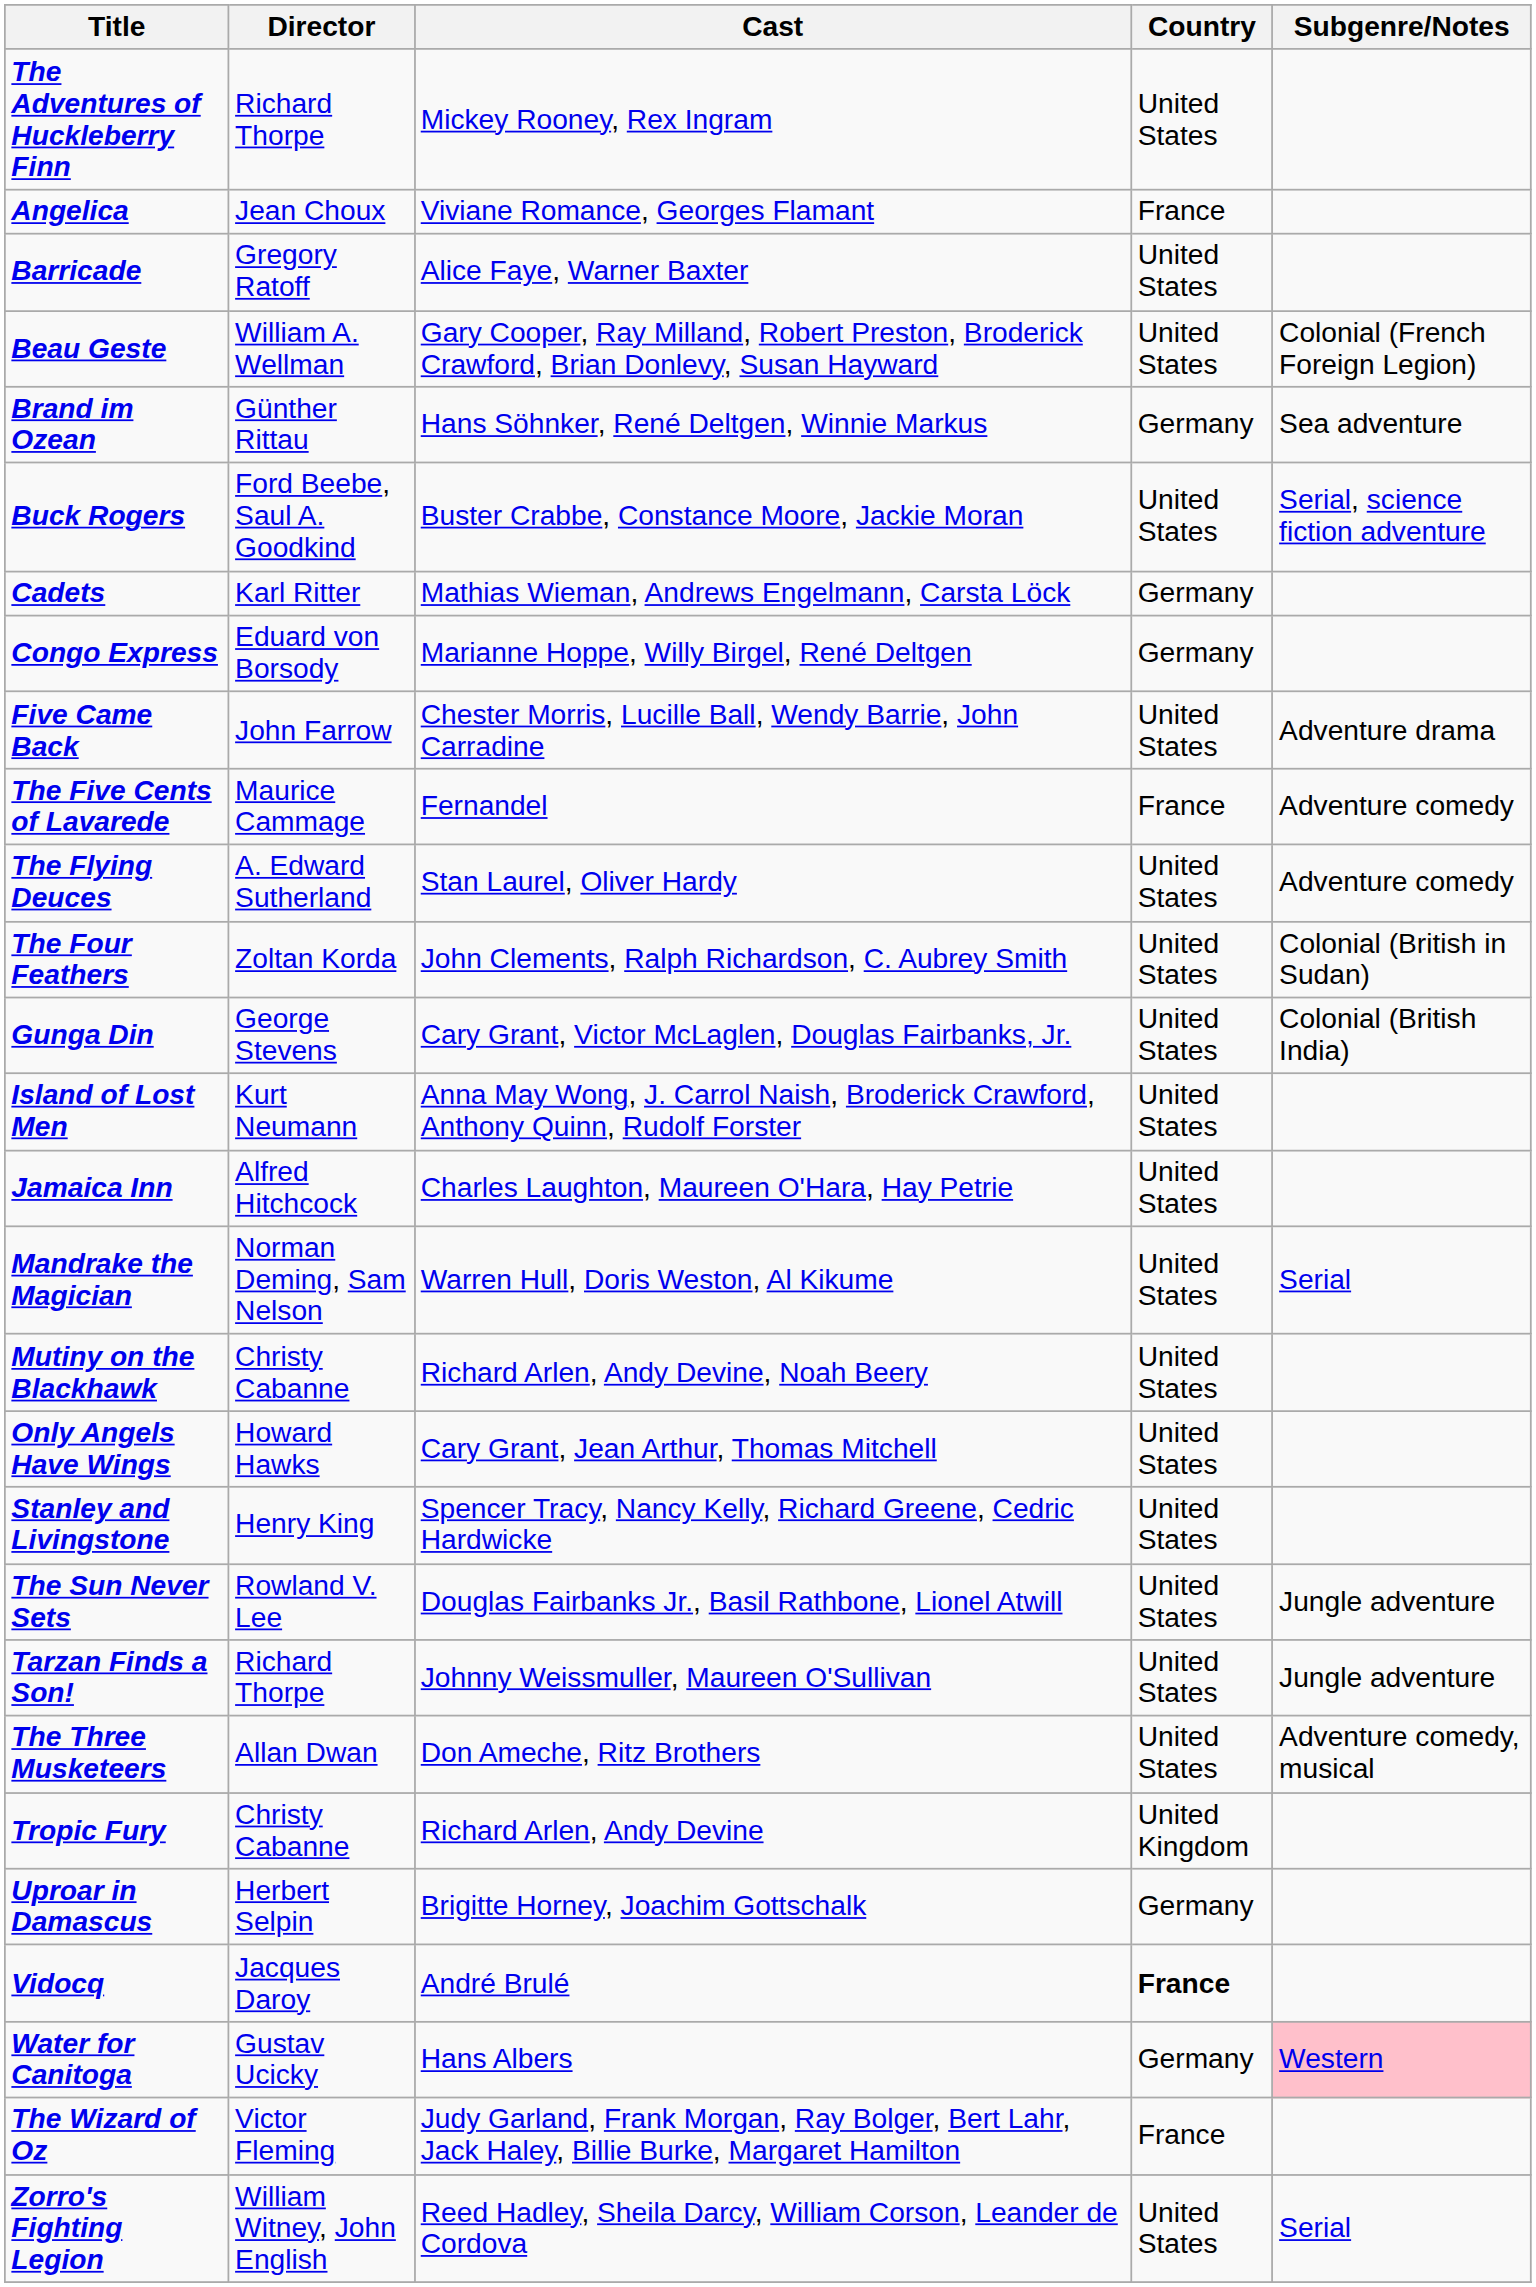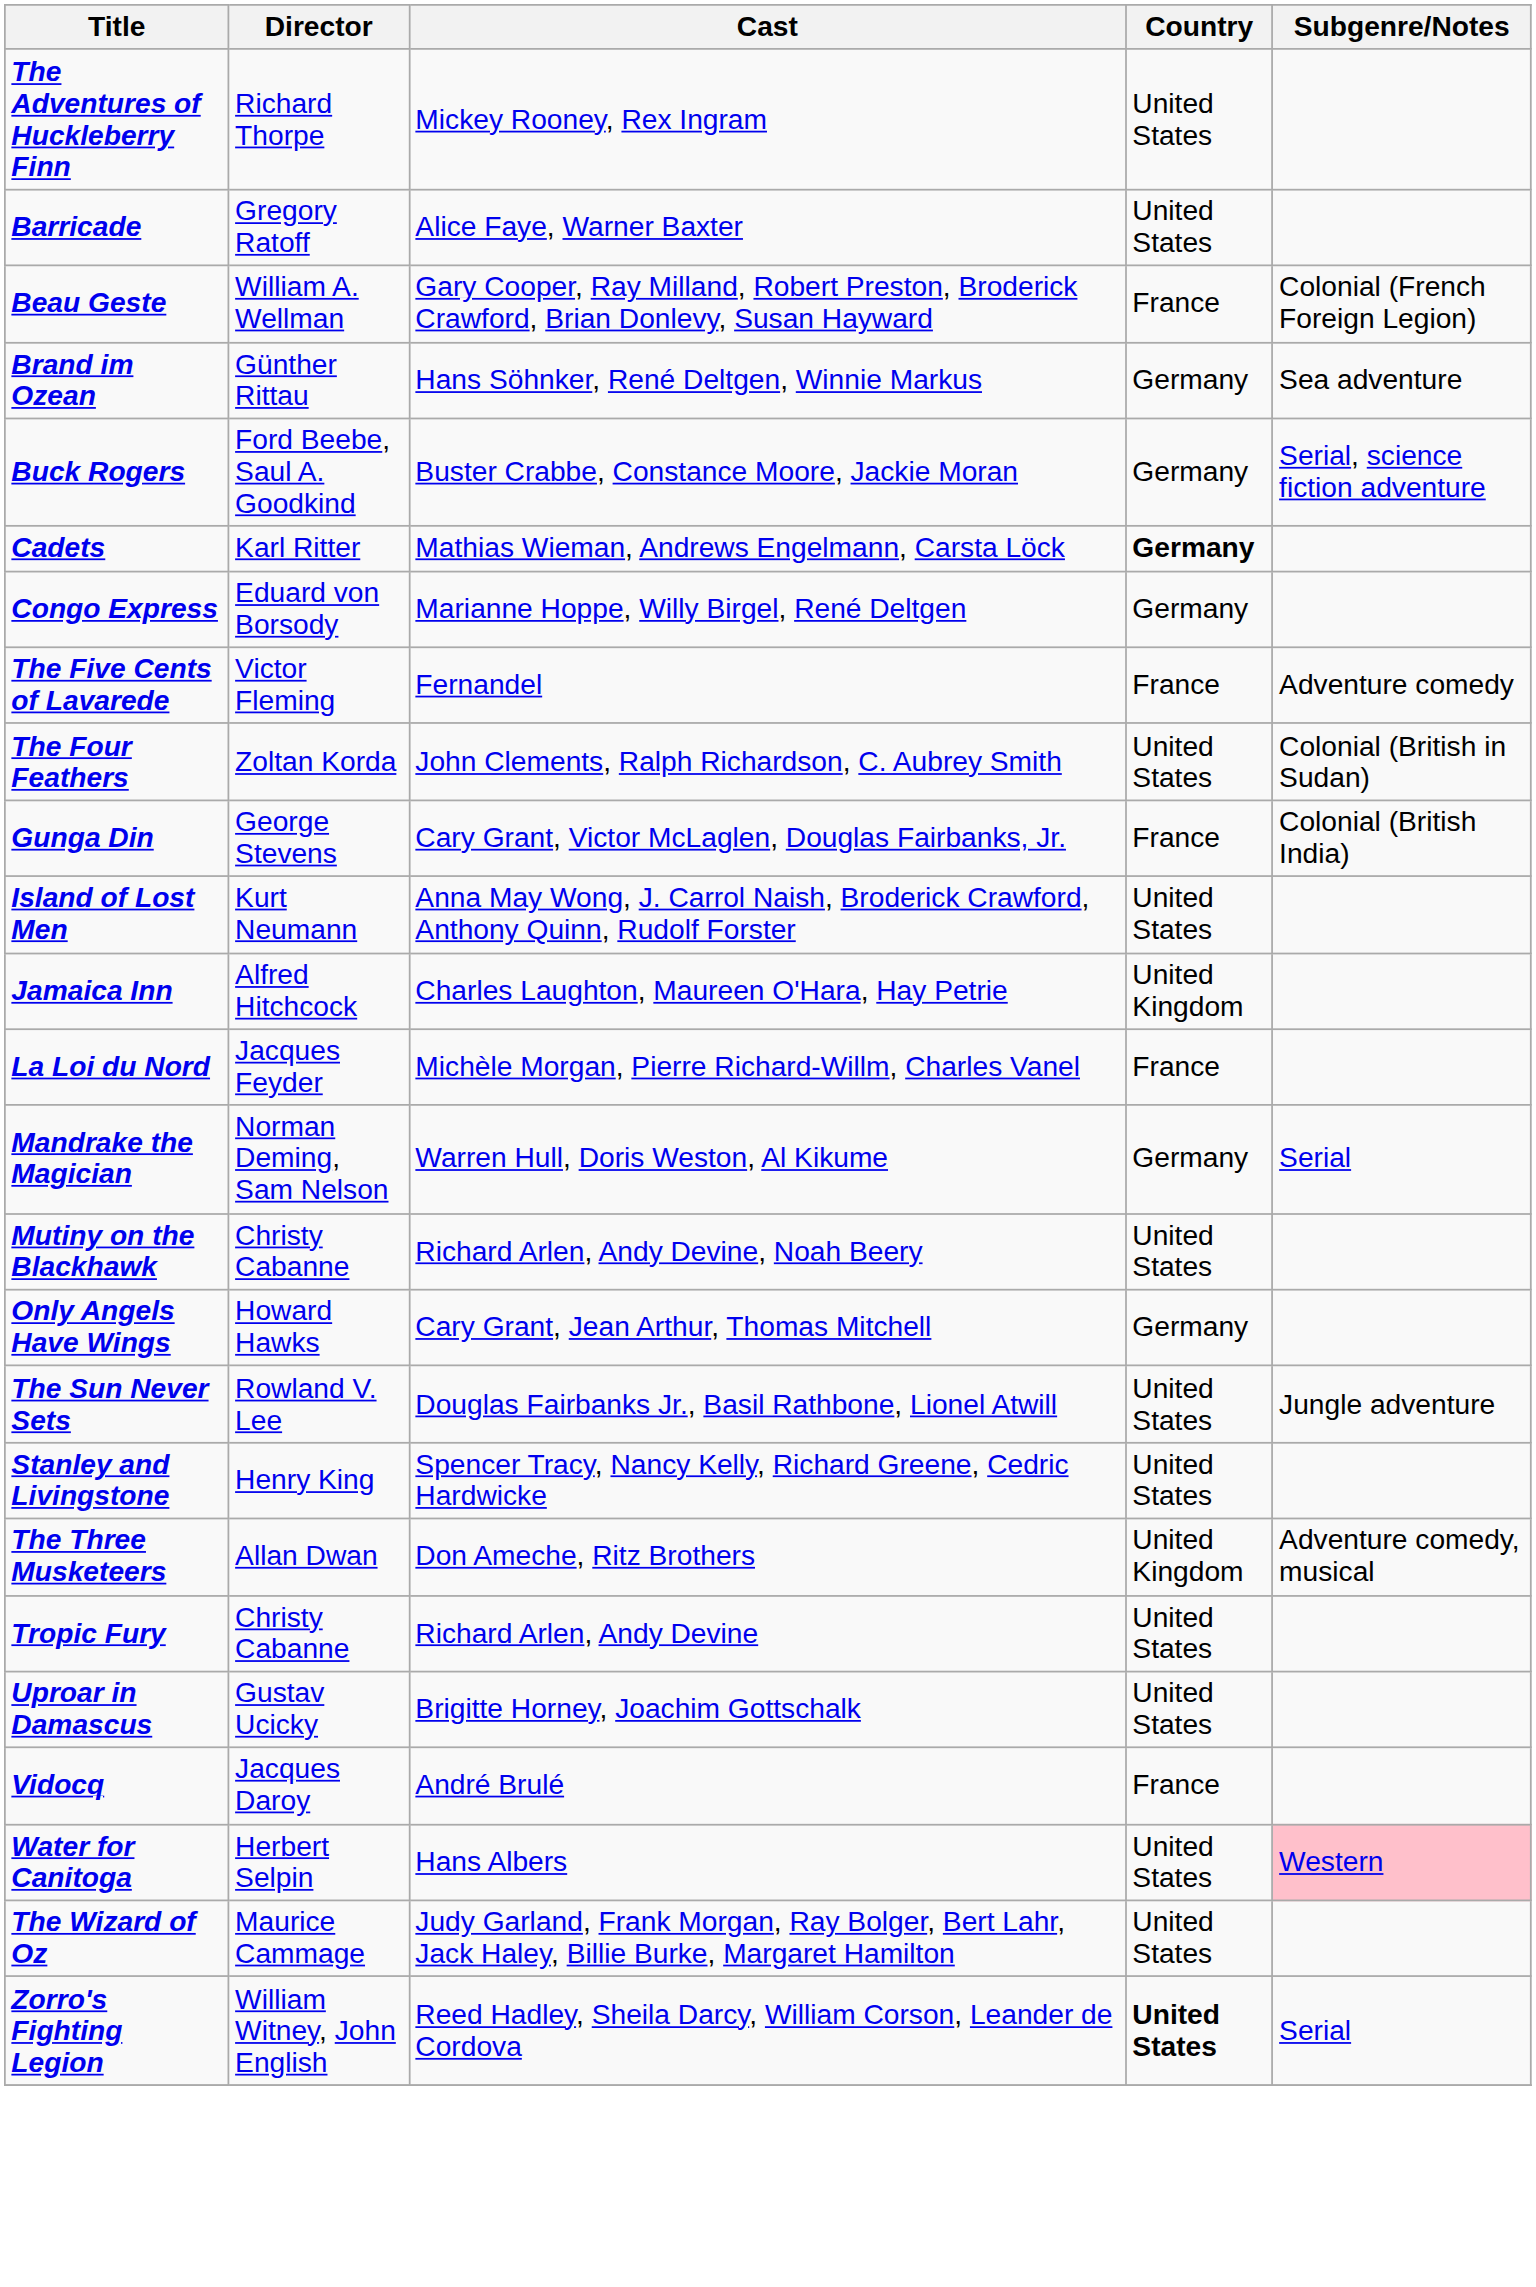- row: (70, 211)
(1178, 348) United States -> (1176, 303) France
(1178, 516) United States -> (1190, 471) Germany
(1196, 592) normal -> (1193, 548) bold
- row: (82, 729)
(300, 806) Maurice Cammage -> (285, 685) Victor Fleming
- row: (82, 882)
(1178, 1035) United States -> (1176, 837) France
(1178, 1187) United States -> (1188, 990) United Kingdom
+ row: (111, 1066)
(1178, 1279) United States -> (1190, 1158) Germany
(1178, 1448) United States -> (1190, 1327) Germany
rows swapped: (90, 1524) <-> (110, 1601)
- row: (109, 1677)
(1178, 1753) United States -> (1188, 1556) United Kingdom
(1193, 1830) United Kingdom -> (1173, 1632) United States
(282, 1906) Herbert Selpin -> (280, 1709) Gustav Ucicky
(1196, 1906) Germany -> (1173, 1709) United States
(1184, 1982) bold -> (1176, 1785) normal
(280, 2059) Gustav Ucicky -> (282, 1861) Herbert Selpin
(1196, 2059) Germany -> (1173, 1861) United States
(285, 2135) Victor Fleming -> (300, 1938) Maurice Cammage
(1182, 2135) France -> (1173, 1938) United States
(1178, 2227) normal -> (1176, 2030) bold
